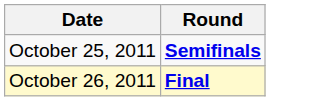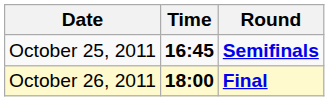+ column: (189, 19)
